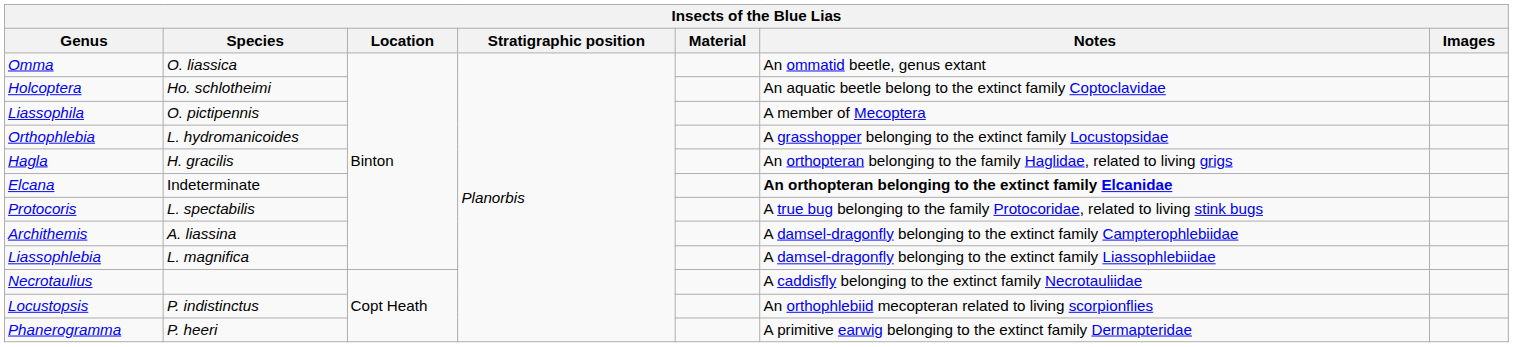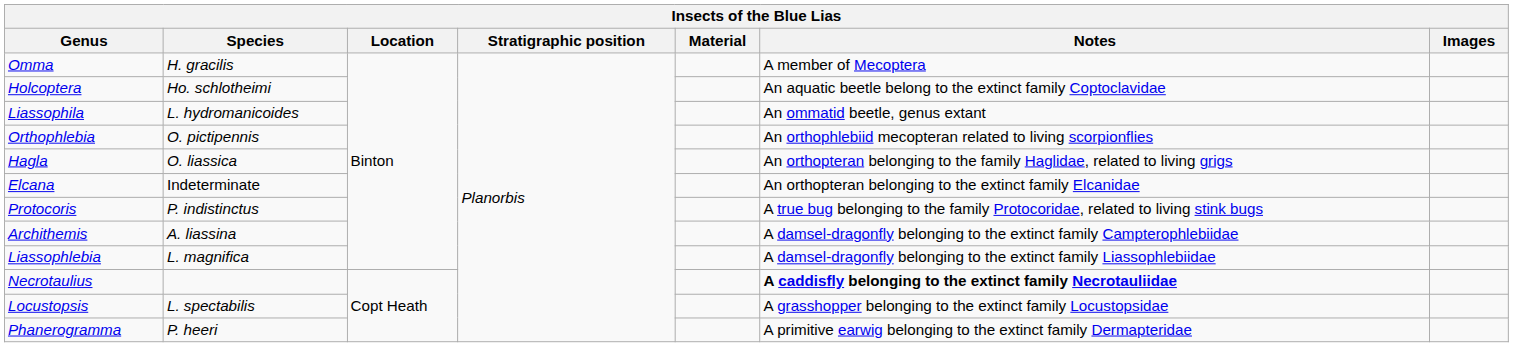(202, 64) O. liassica -> (200, 64) H. gracilis
(875, 64) An ommatid beetle, genus extant -> (845, 64) A member of Mecoptera
(213, 112) O. pictipennis -> (233, 112) L. hydromanicoides
(845, 112) A member of Mecoptera -> (875, 112) An ommatid beetle, genus extant
(233, 137) L. hydromanicoides -> (213, 137) O. pictipennis
(966, 137) A grasshopper belonging to the extinct family Locustopsidae -> (958, 137) An orthophlebiid mecopteran related to living scorpionflies
(200, 161) H. gracilis -> (202, 161) O. liassica
(968, 185) bold -> (952, 185) normal
(211, 209) L. spectabilis -> (213, 209) P. indistinctus
(953, 281) normal -> (970, 281) bold
(213, 305) P. indistinctus -> (211, 305) L. spectabilis
(958, 305) An orthophlebiid mecopteran related to living scorpionflies -> (966, 305) A grasshopper belonging to the extinct family Locustopsidae
